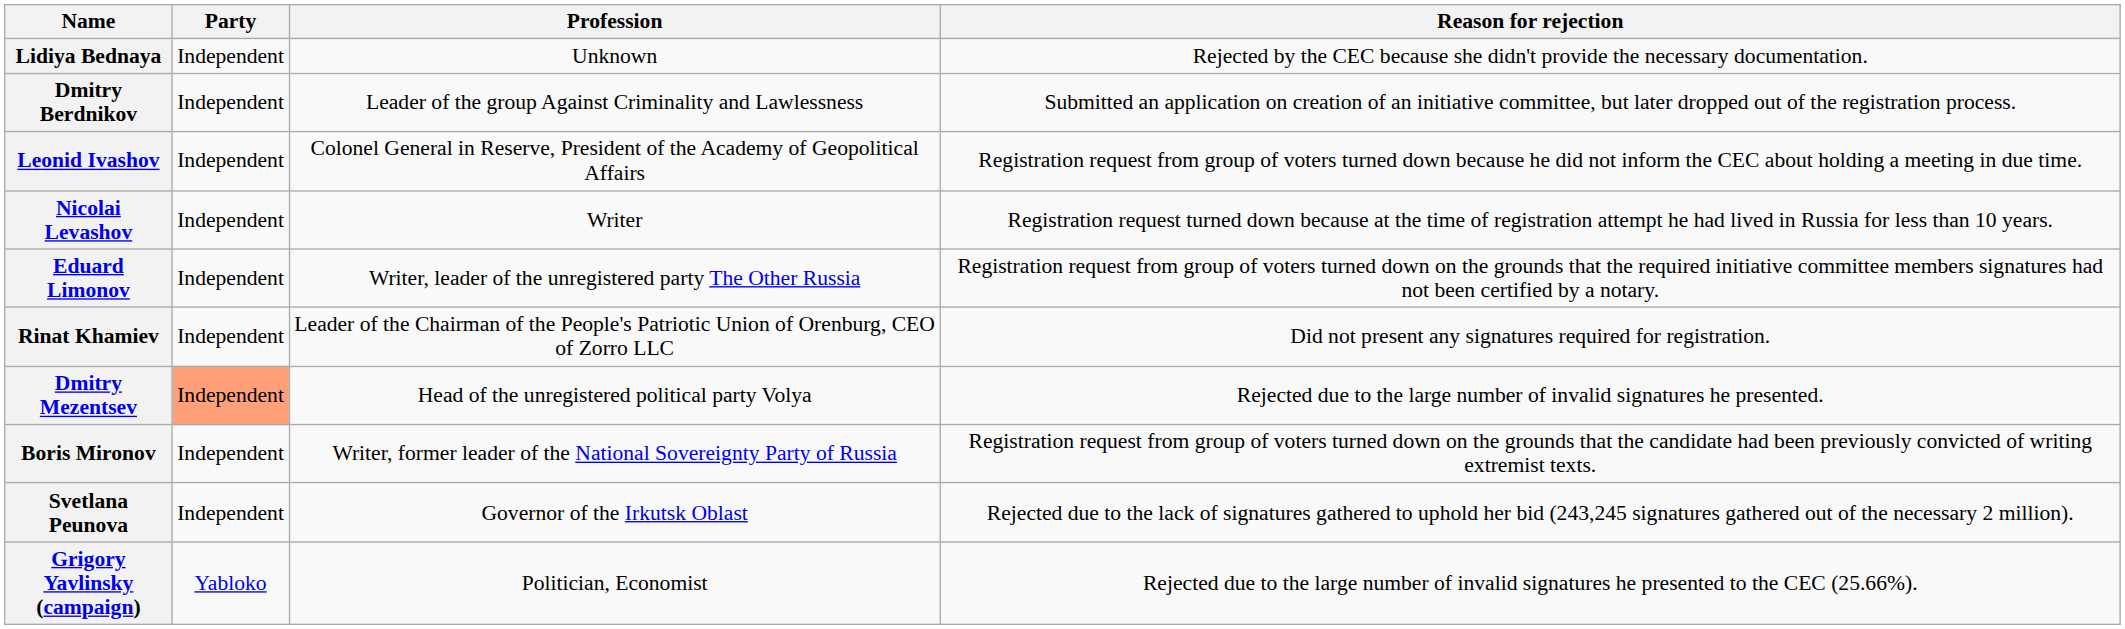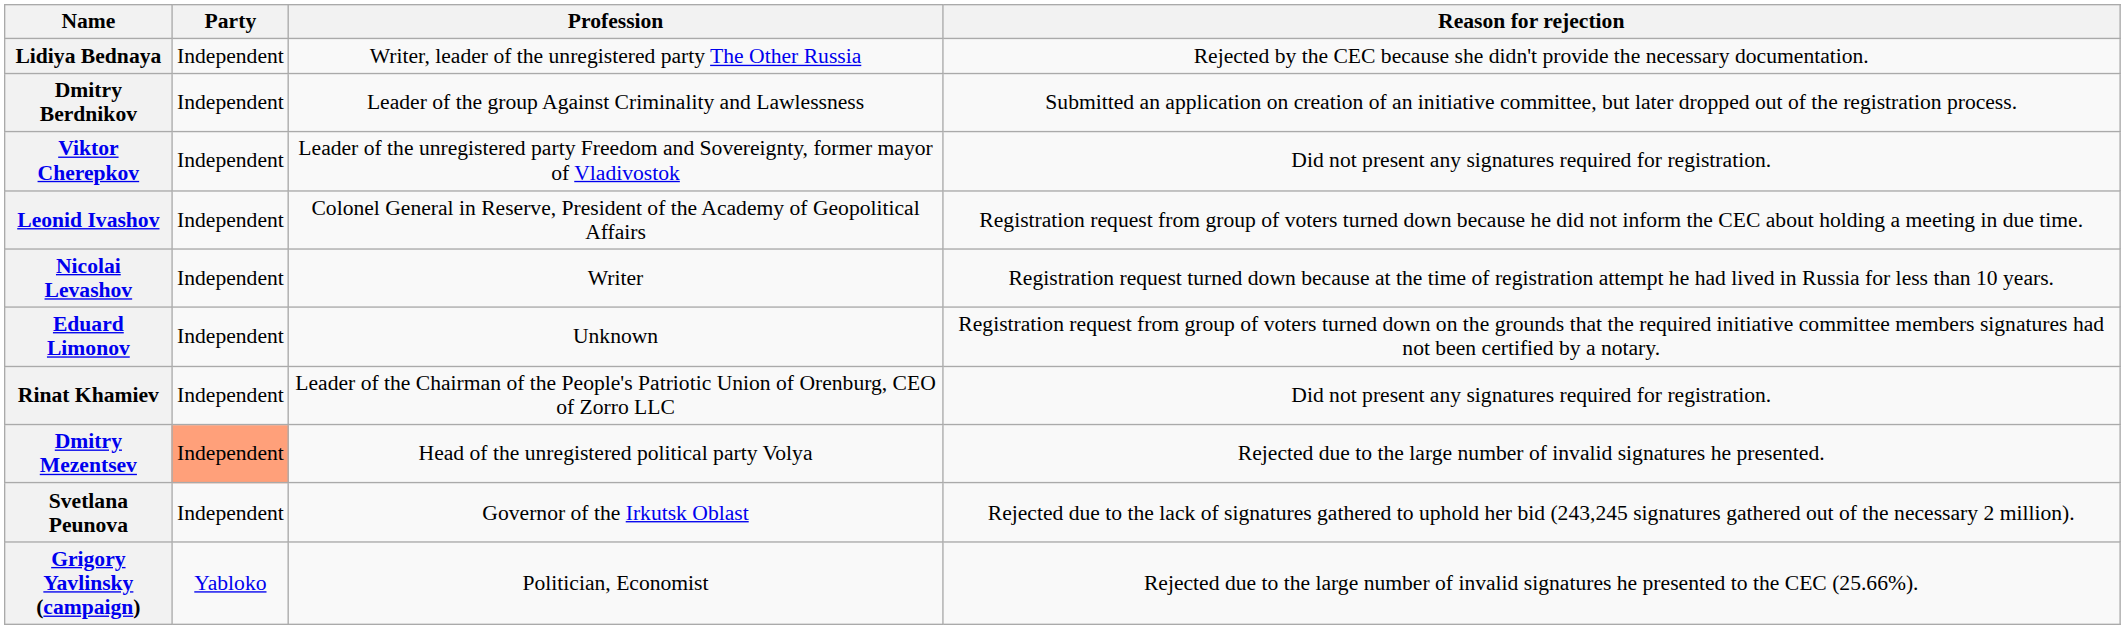(615, 55) Unknown -> (616, 55) Writer, leader of the unregistered party The Other Russia
+ row: (88, 160)
(615, 277) Writer, leader of the unregistered party The Other Russia -> (616, 336) Unknown
- row: (88, 453)
